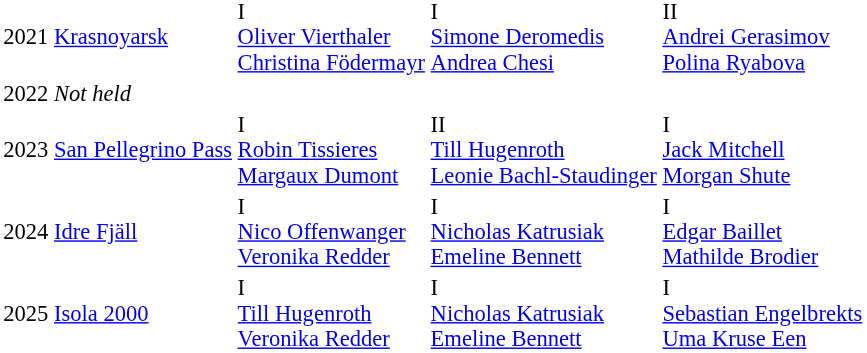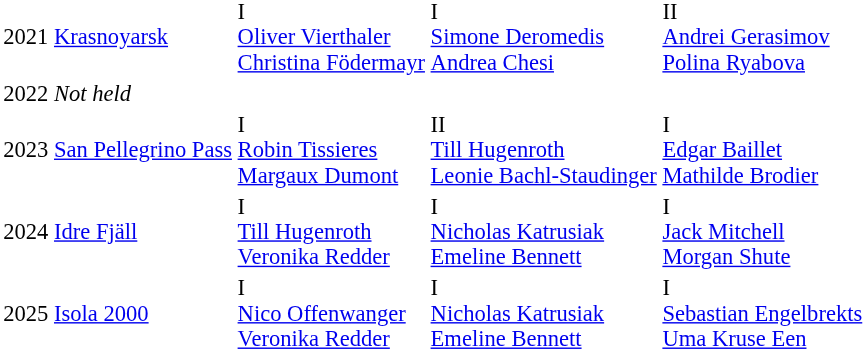(726, 149) I Jack Mitchell Morgan Shute -> (740, 149) I Edgar Baillet Mathilde Brodier
(322, 231) I Nico Offenwanger Veronika Redder -> (314, 231) I Till Hugenroth Veronika Redder
(740, 231) I Edgar Baillet Mathilde Brodier -> (726, 231) I Jack Mitchell Morgan Shute
(314, 313) I Till Hugenroth Veronika Redder -> (322, 313) I Nico Offenwanger Veronika Redder
